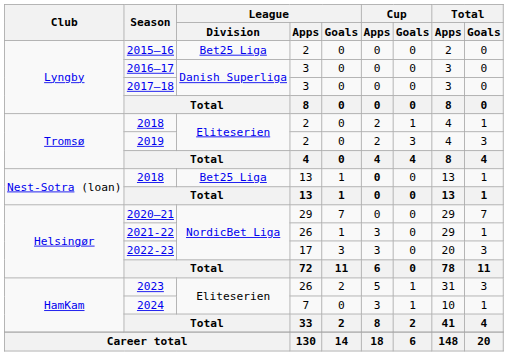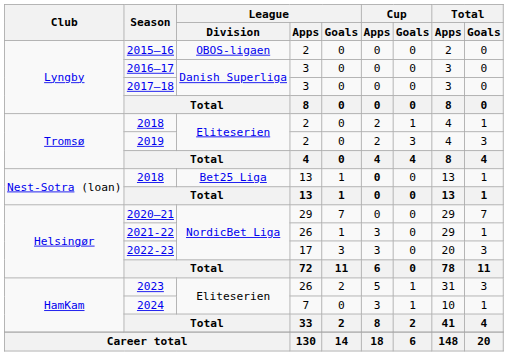(233, 50) Bet25 Liga -> (233, 50) OBOS-ligaen
